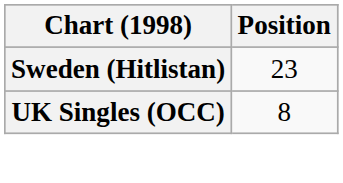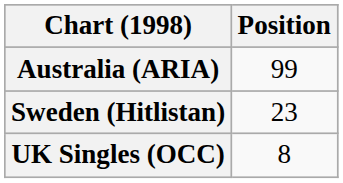+ row: (118, 68)
